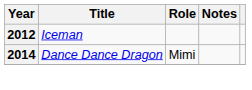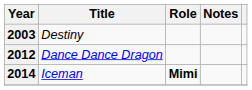+ row: (21, 34)
(62, 34) Iceman -> (102, 54) Dance Dance Dragon
(102, 54) Dance Dance Dragon -> (62, 74) Iceman
(182, 54) normal -> (183, 74) bold
